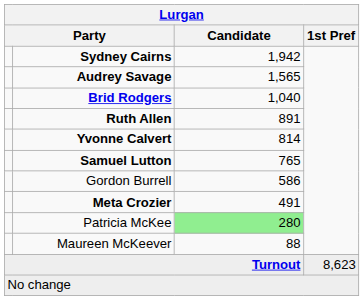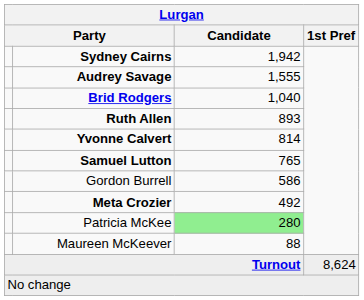(284, 77) 1,565 -> (284, 77) 1,555
(290, 118) 891 -> (290, 118) 893
(290, 202) 491 -> (290, 202) 492
(339, 264) 8,623 -> (339, 264) 8,624
